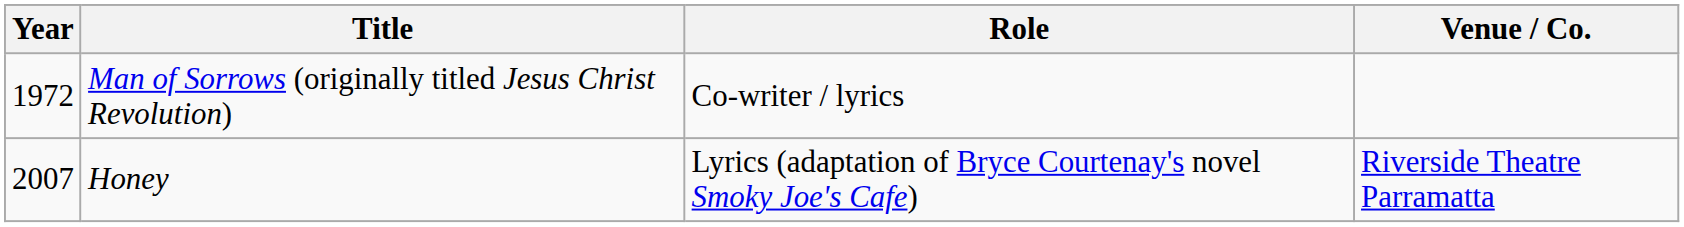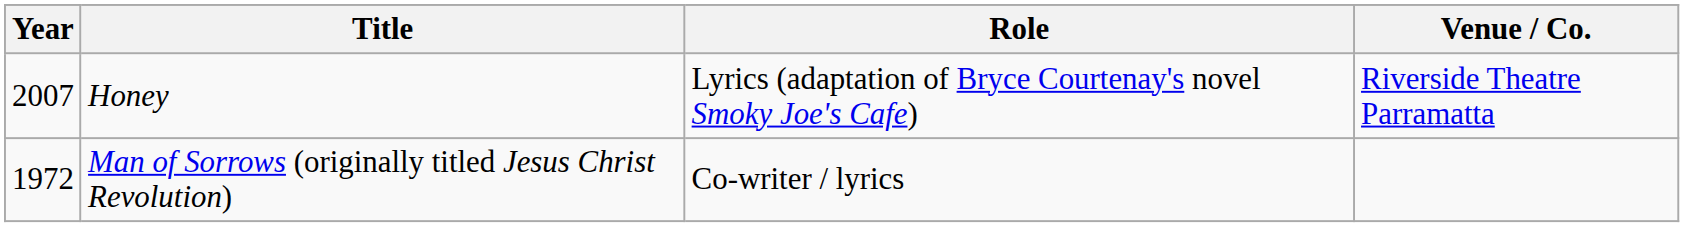rows swapped: (371, 95) <-> (128, 179)
